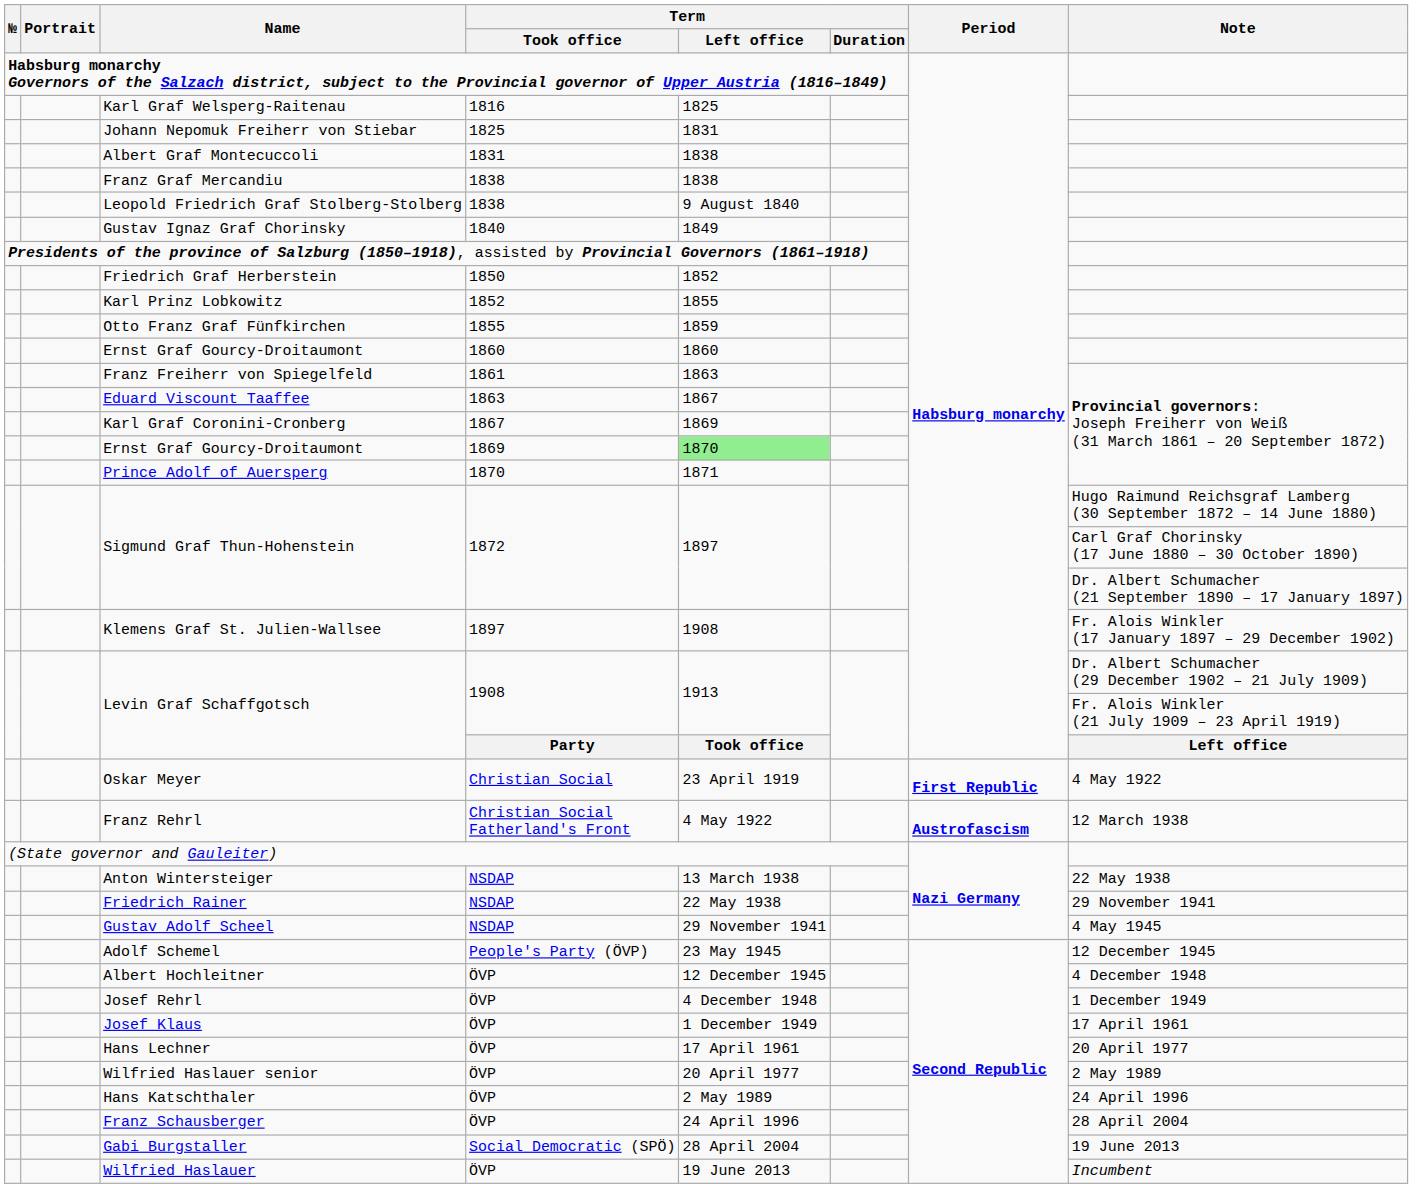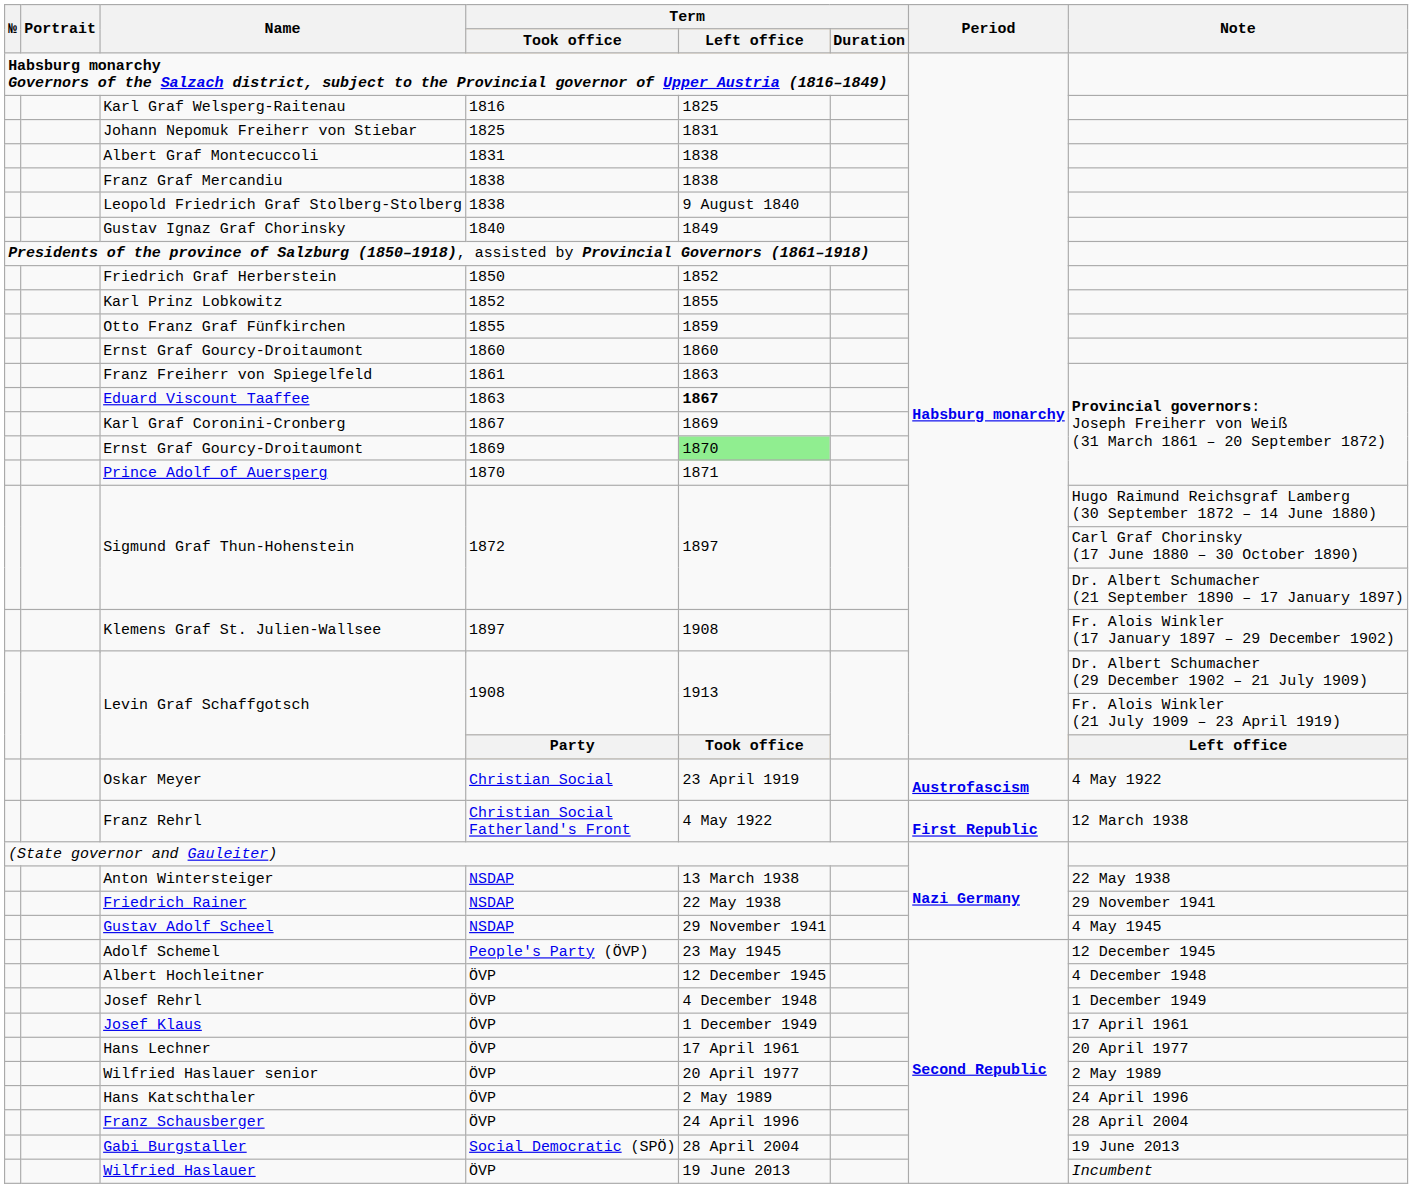(701, 399) normal -> (701, 399) bold
(975, 788) First Republic -> (971, 788) Austrofascism
(971, 830) Austrofascism -> (975, 830) First Republic
